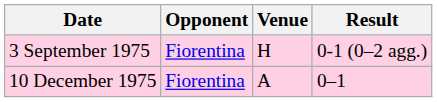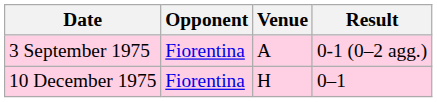(264, 50) H -> (264, 50) A
(264, 81) A -> (264, 81) H
